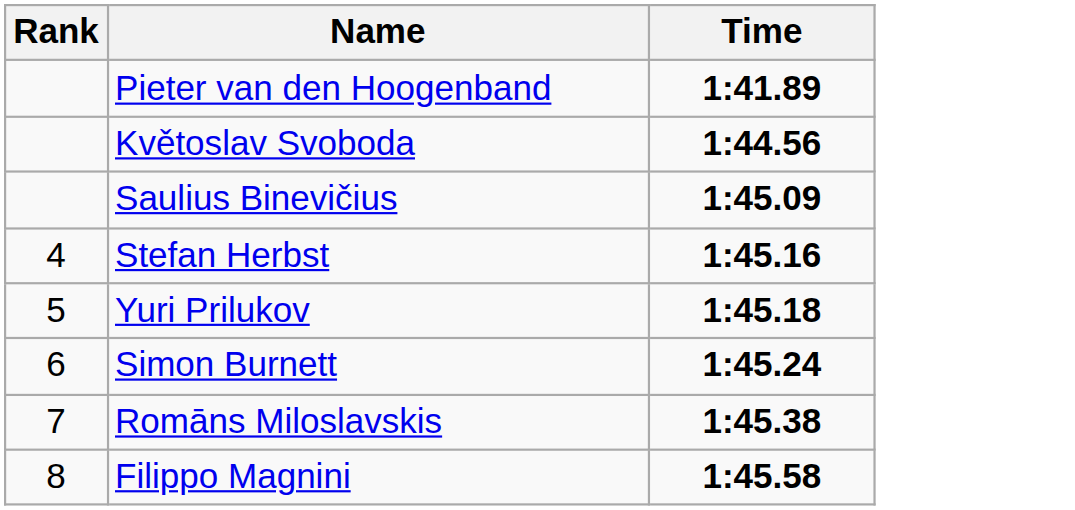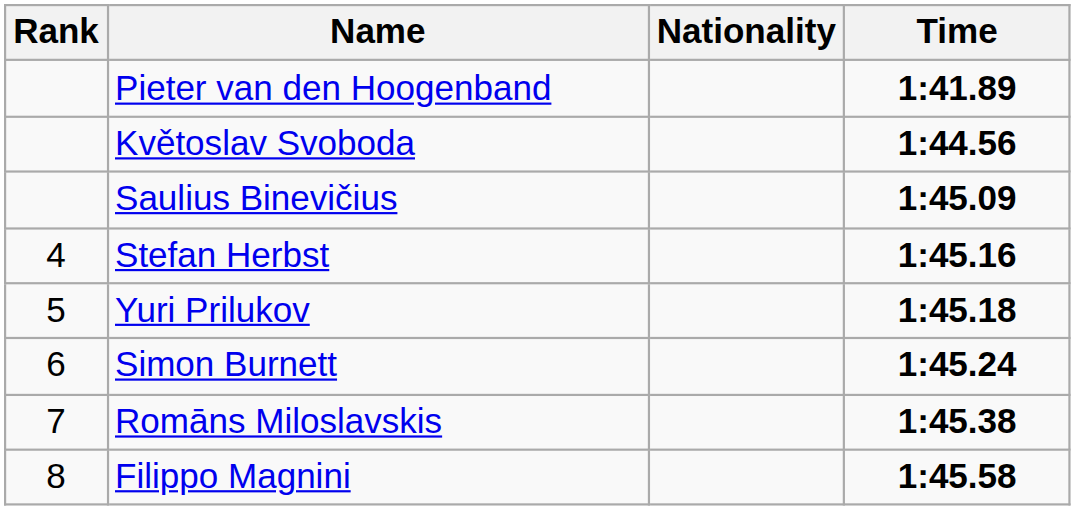+ column: (746, 32)
